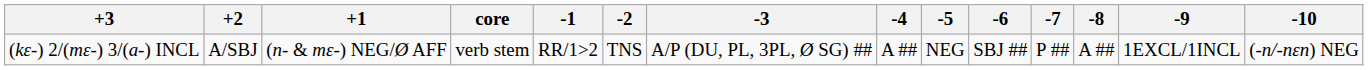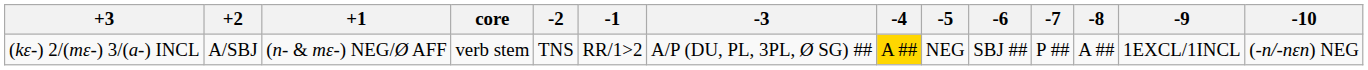columns swapped: (568, 19) <-> (625, 19)
(899, 49) no background -> (899, 49) gold background
